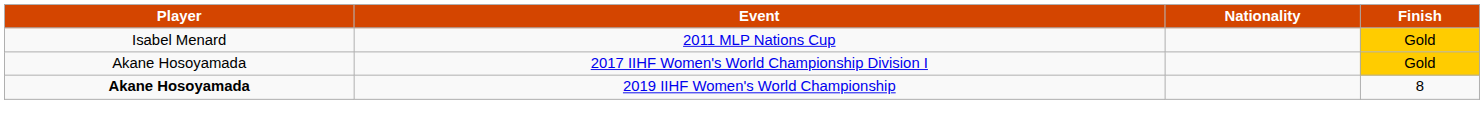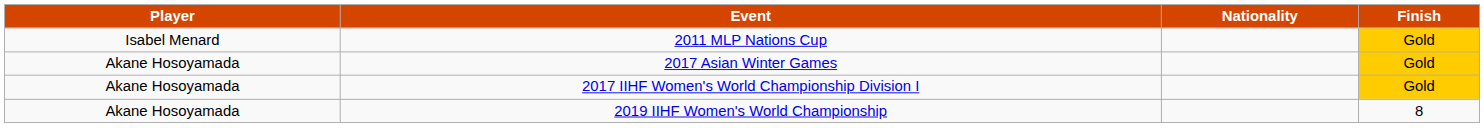+ row: (751, 63)
(179, 87) bold -> (172, 110) normal
